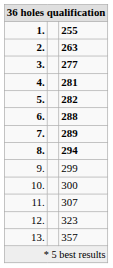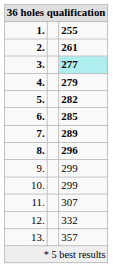(69, 47) 263 -> (69, 47) 261
(69, 64) no background -> (69, 64) paleturquoise background
(69, 82) 281 -> (69, 82) 279
(69, 116) 288 -> (69, 116) 285
(69, 151) 294 -> (69, 151) 296
(69, 185) 300 -> (69, 185) 299
(69, 220) 323 -> (69, 220) 332
